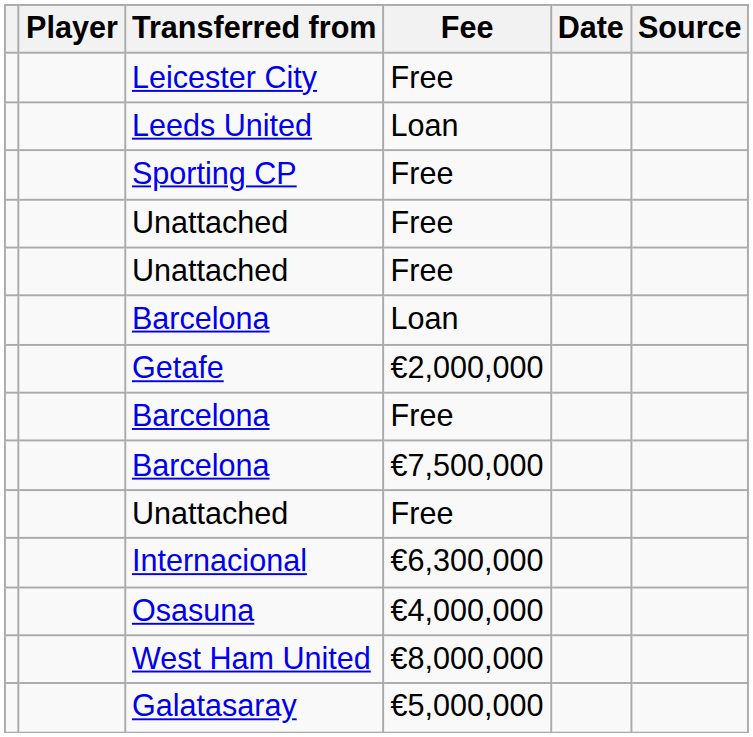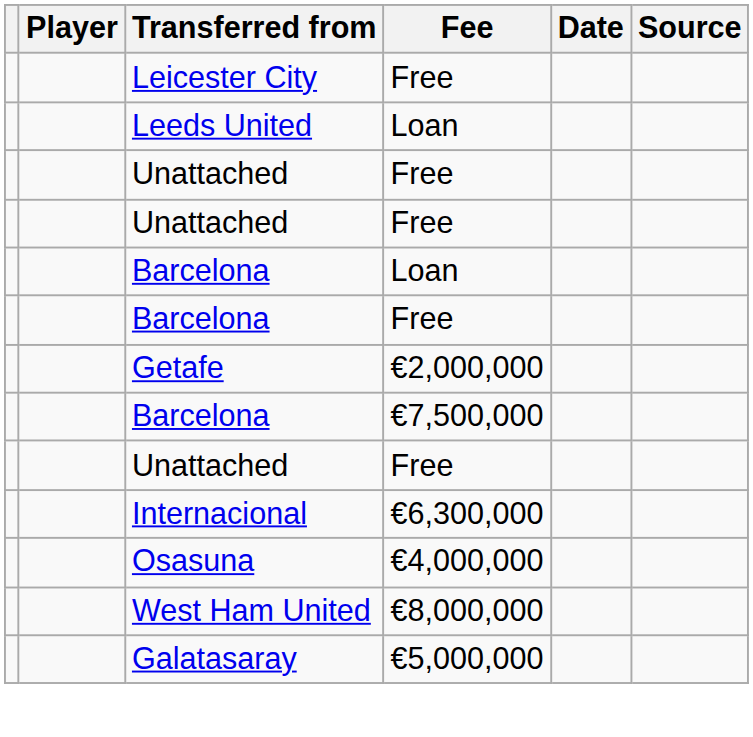- row: (214, 174)
rows swapped: (201, 416) <-> (178, 367)
